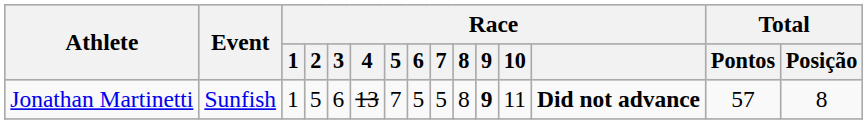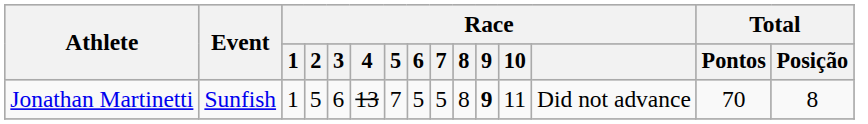(619, 99) bold -> (614, 99) normal
(743, 99) 57 -> (734, 99) 70
